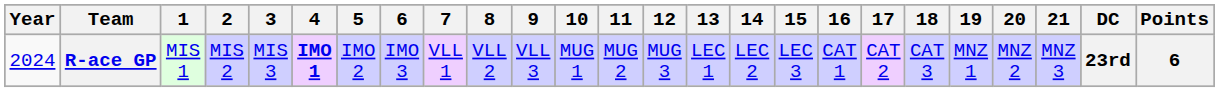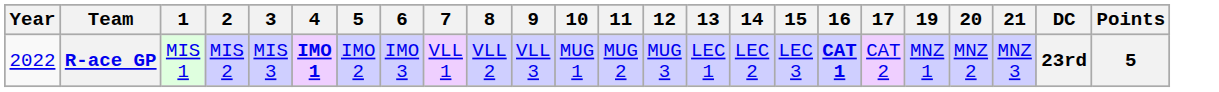- column: (927, 20)
(32, 60) 2024 -> (32, 60) 2022
(840, 60) normal -> (840, 60) bold
(1175, 60) 6 -> (1131, 60) 5
